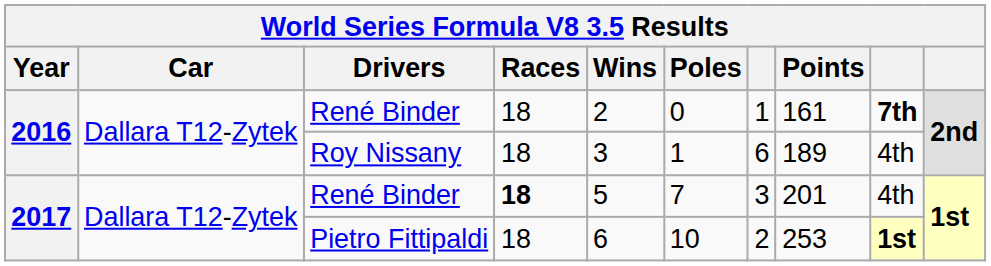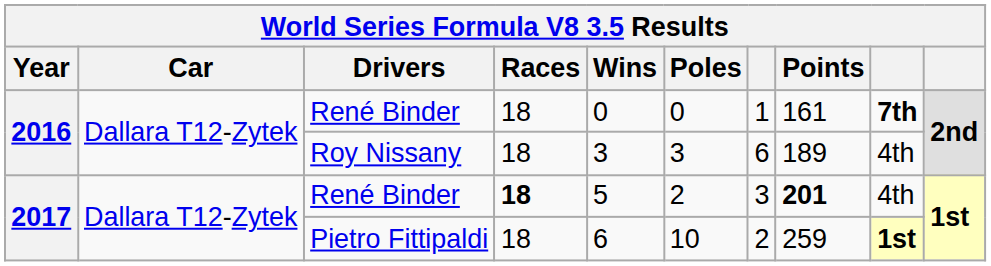(601, 111) 2 -> (601, 111) 0
(677, 153) 1 -> (677, 153) 3
(677, 196) 7 -> (677, 196) 2
(805, 196) normal -> (805, 196) bold
(805, 238) 253 -> (805, 238) 259
